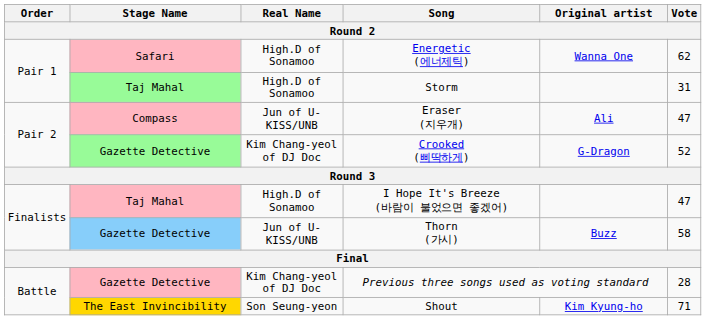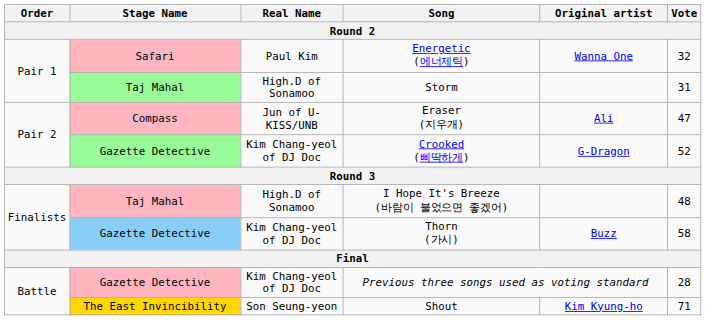(292, 56) High.D of Sonamoo -> (292, 56) Paul Kim
(684, 56) 62 -> (684, 56) 32
(684, 201) 47 -> (684, 201) 48
(292, 234) Jun of U-KISS/UNB -> (292, 234) Kim Chang-yeol of DJ Doc
